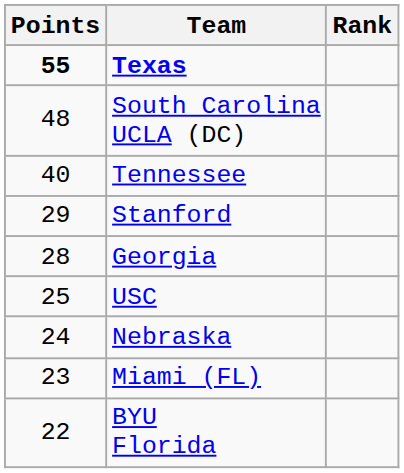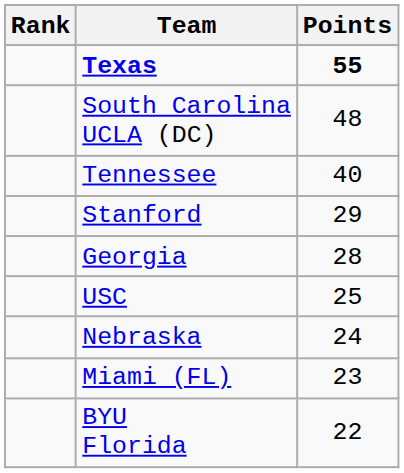columns swapped: (362, 25) <-> (56, 25)
